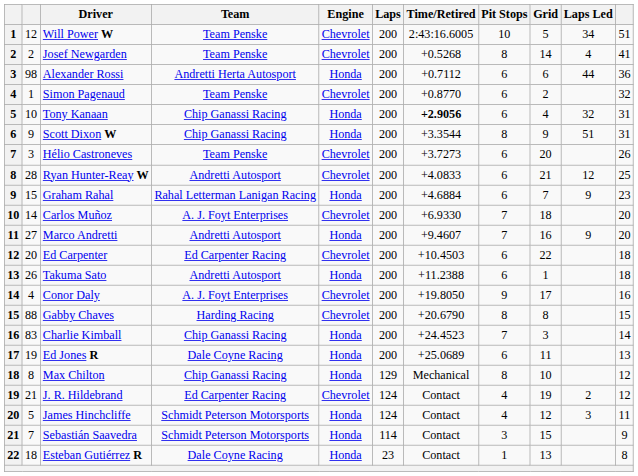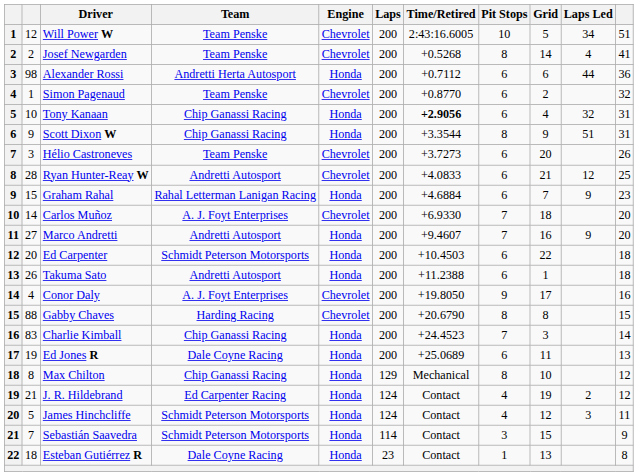(235, 255) Ed Carpenter Racing -> (235, 255) Schmidt Peterson Motorsports
(346, 255) Chevrolet -> (346, 255) Honda
(346, 395) Chevrolet -> (346, 395) Honda
